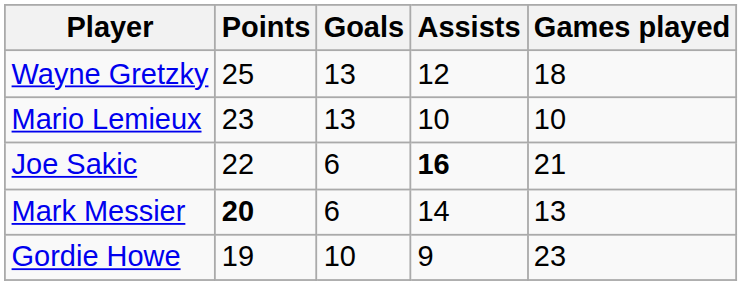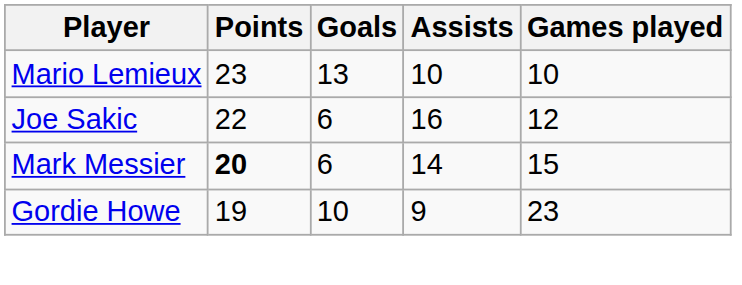- row: (110, 73)
(434, 165) bold -> (427, 119) normal
(550, 165) 21 -> (543, 119) 12
(550, 211) 13 -> (543, 165) 15
